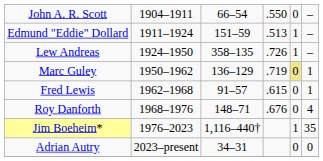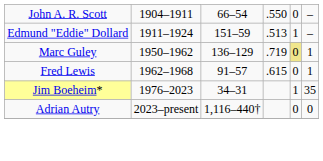- row: (68, 52)
- row: (68, 109)
(232, 128) 1,116–440† -> (232, 90) 34–31
(232, 147) 34–31 -> (232, 109) 1,116–440†
